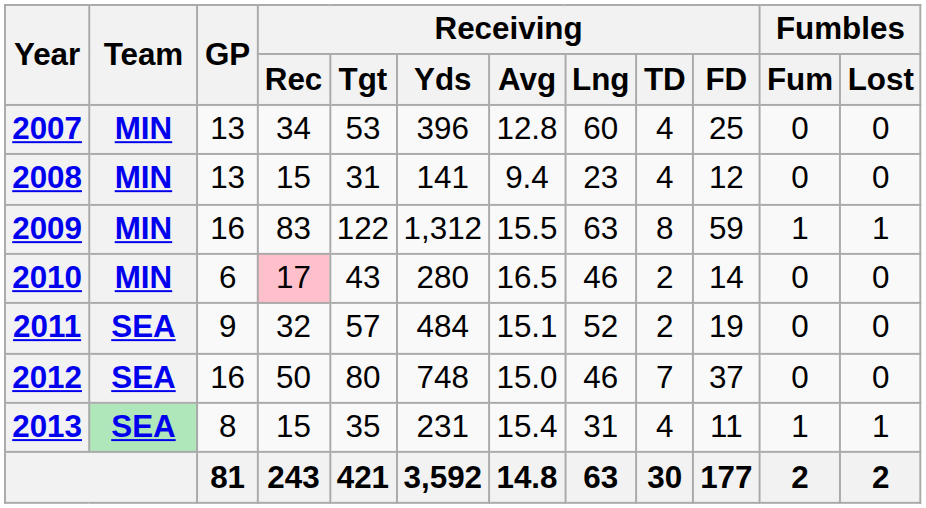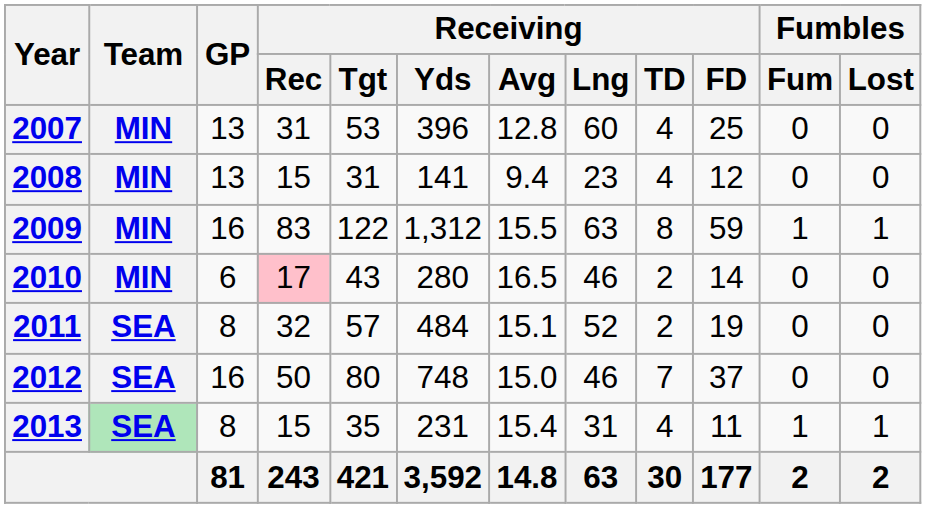(294, 128) 34 -> (294, 128) 31
(228, 327) 9 -> (228, 327) 8
